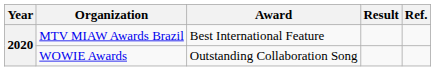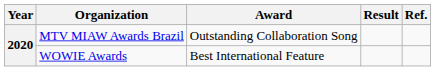(257, 35) Best International Feature -> (274, 35) Outstanding Collaboration Song
(274, 55) Outstanding Collaboration Song -> (257, 55) Best International Feature
